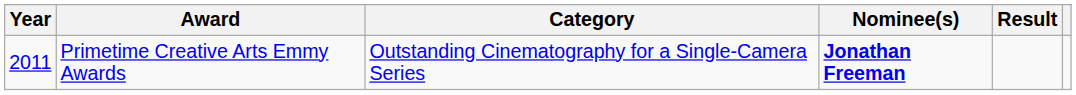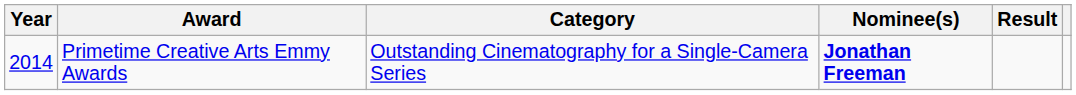(30, 62) 2011 -> (31, 62) 2014
